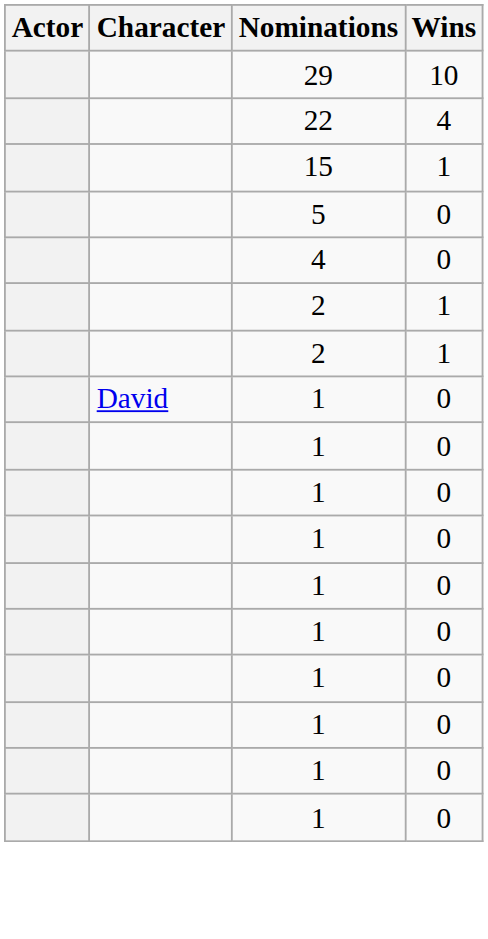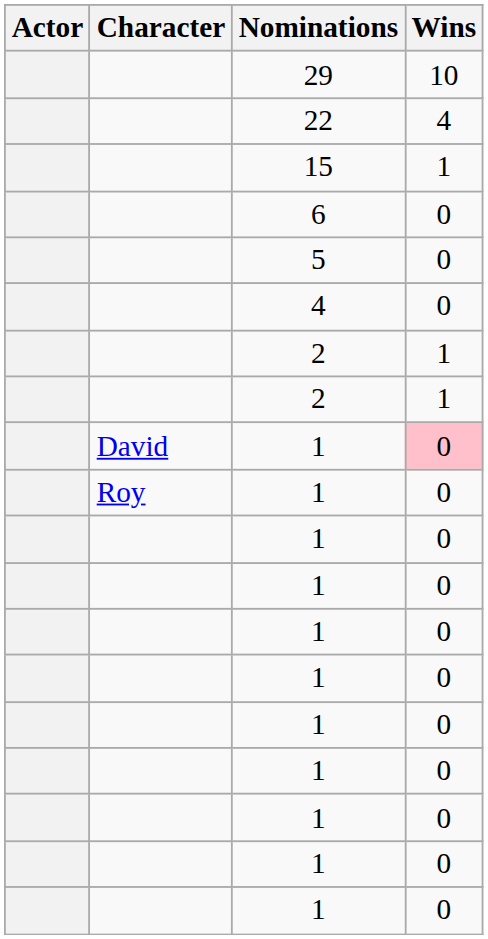+ row: (161, 214)
(444, 399) no background -> (444, 445) pink background
+ row: (121, 492)
